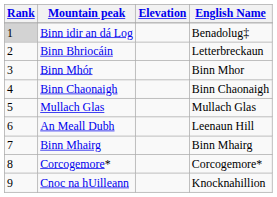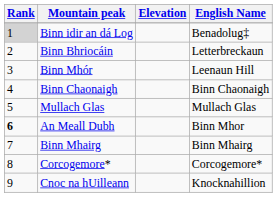(218, 70) Binn Mhor -> (223, 70) Leenaun Hill
(10, 126) normal -> (10, 126) bold
(223, 126) Leenaun Hill -> (218, 126) Binn Mhor
